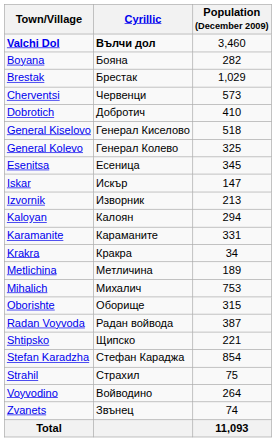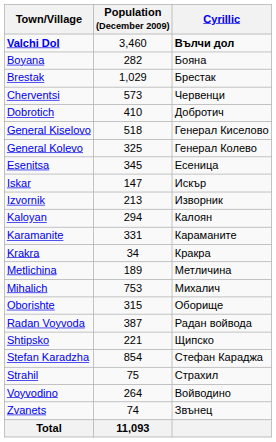columns swapped: (143, 19) <-> (232, 19)
